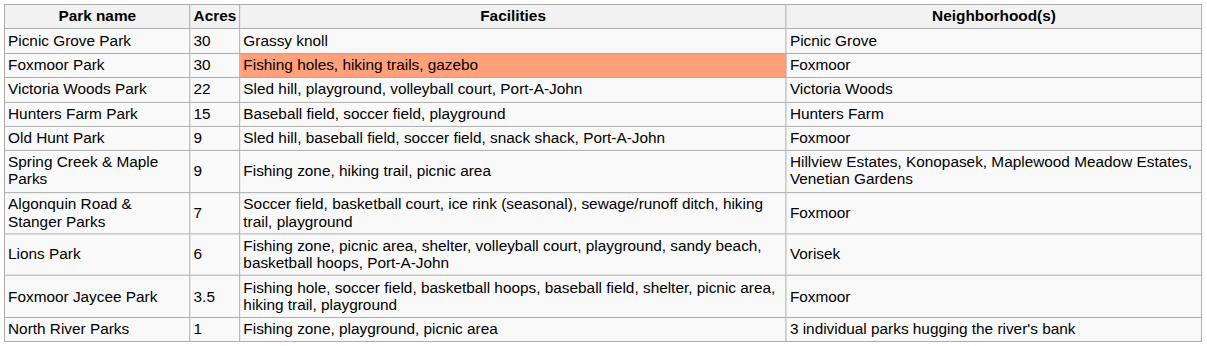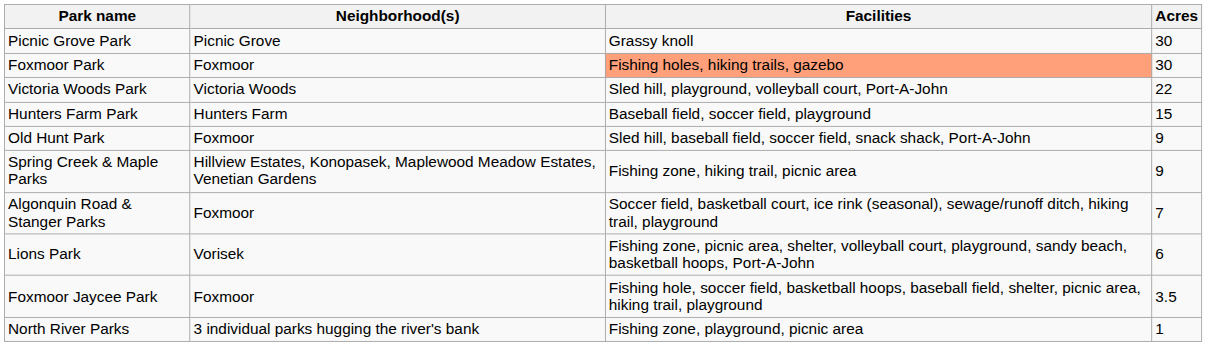columns swapped: (215, 16) <-> (994, 16)
